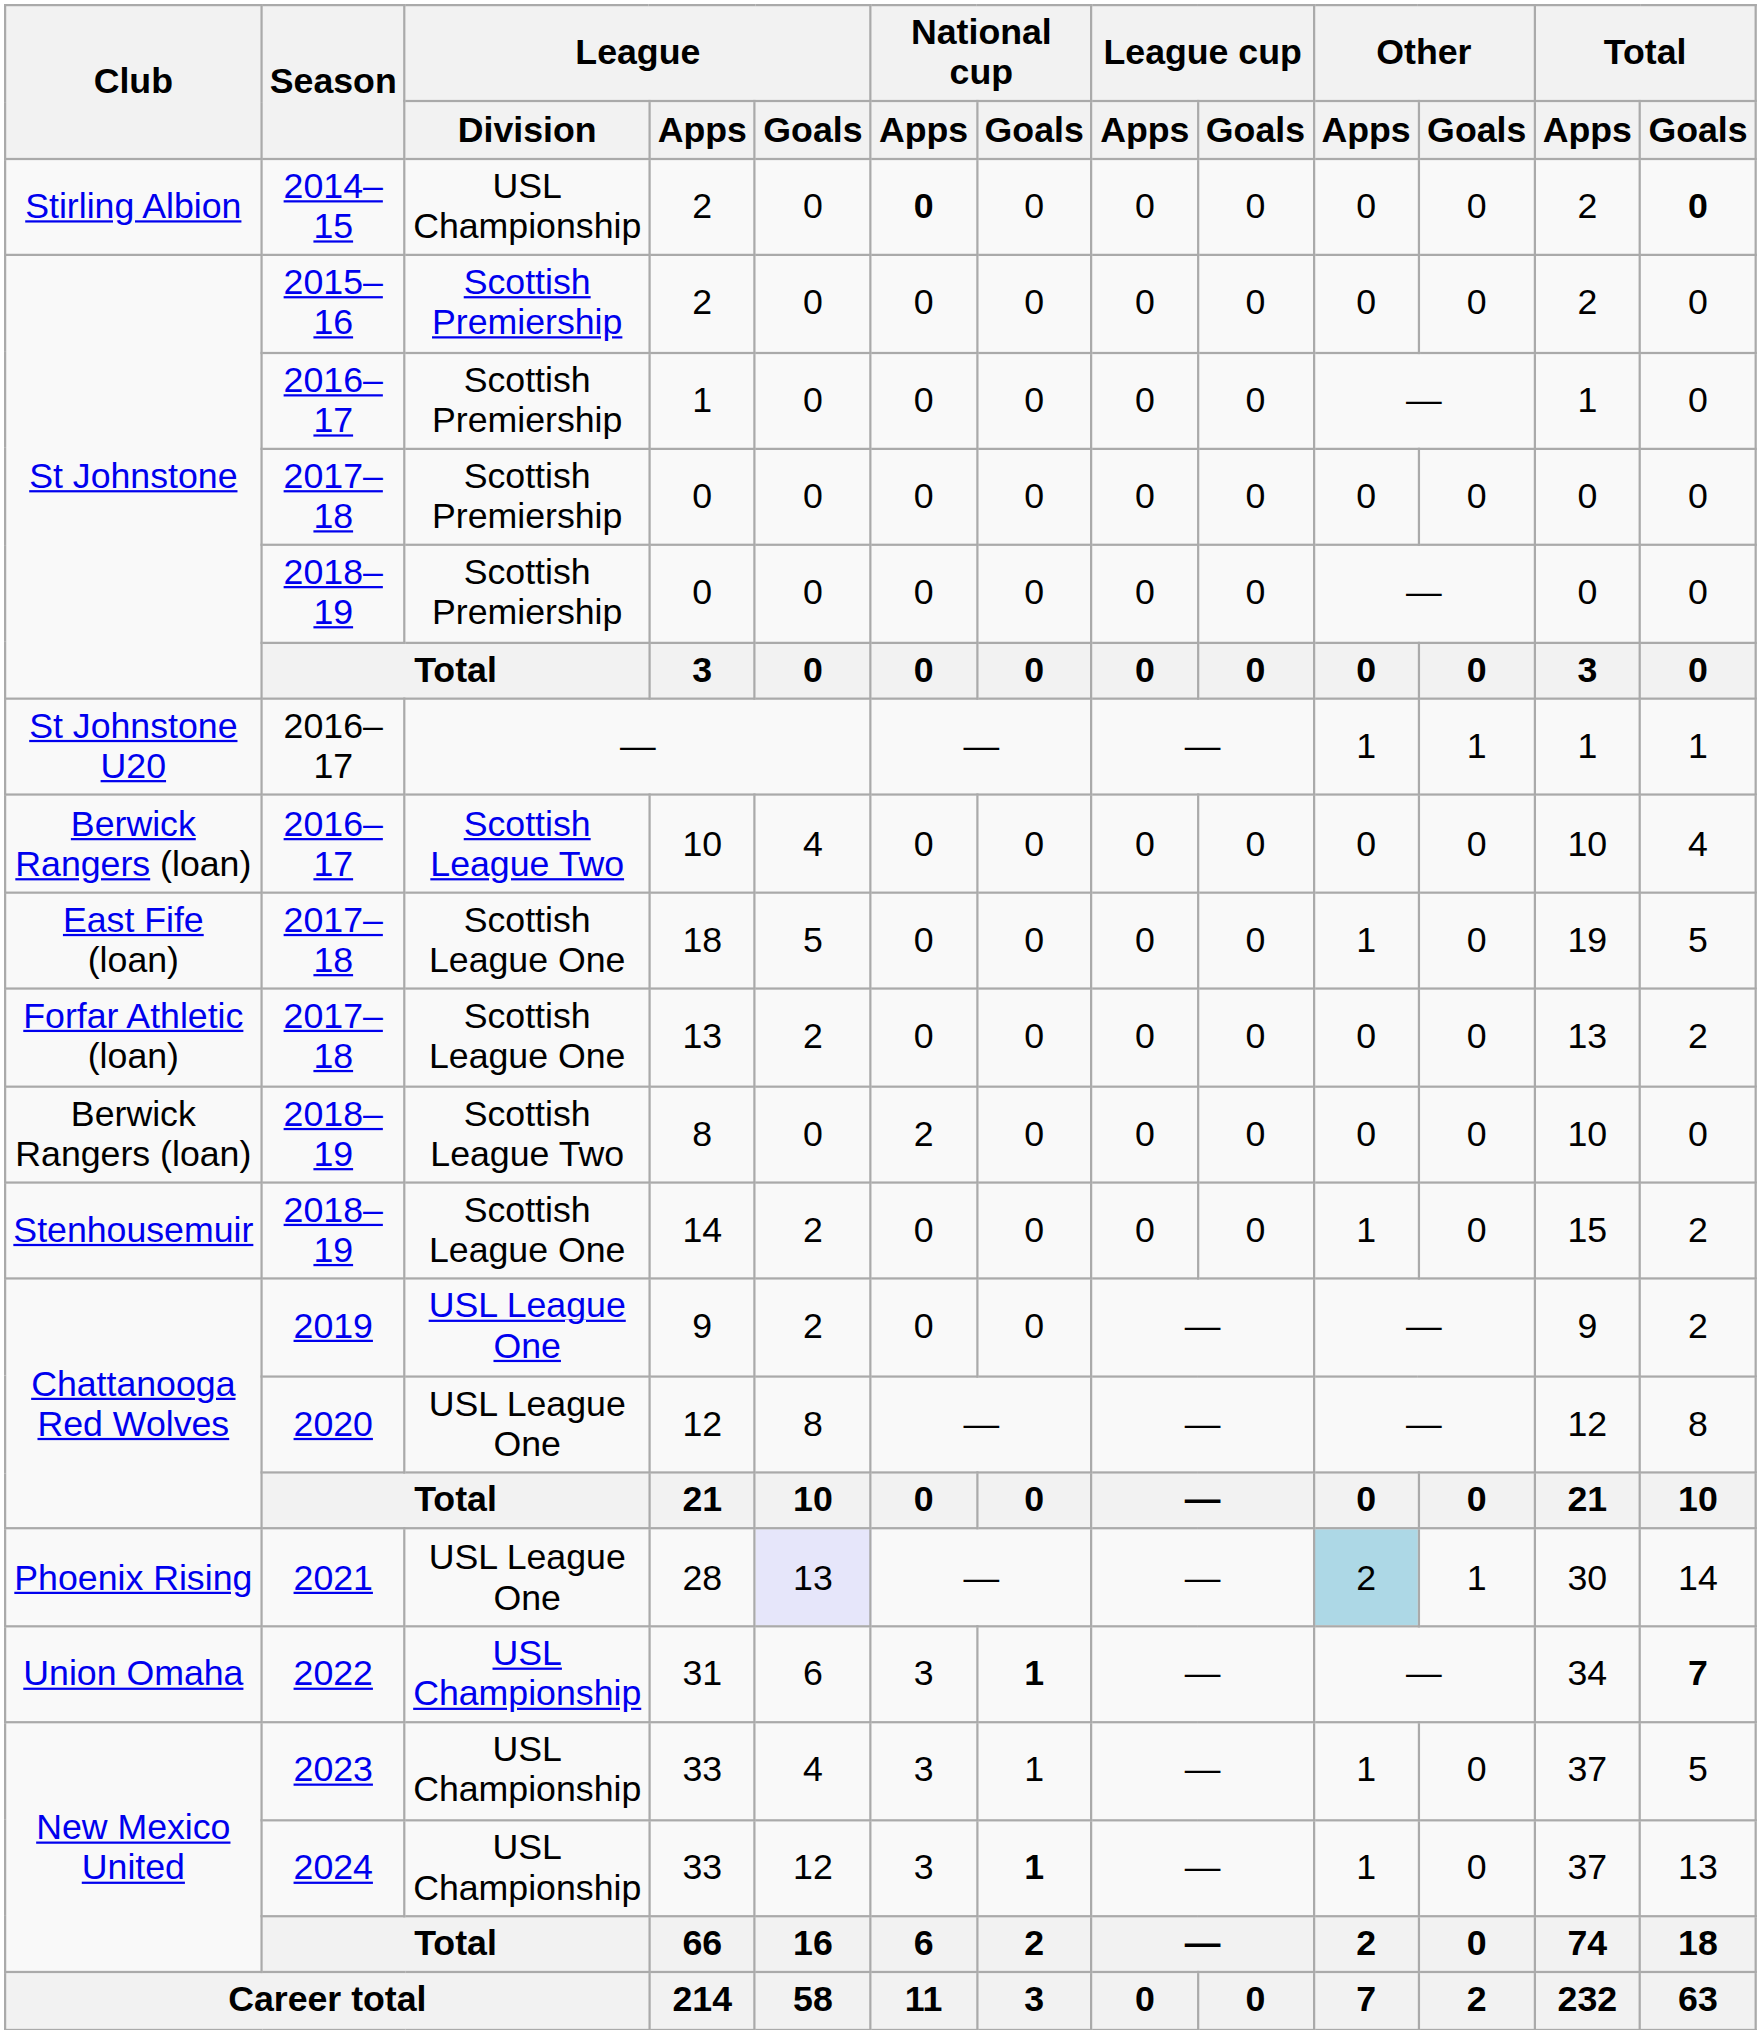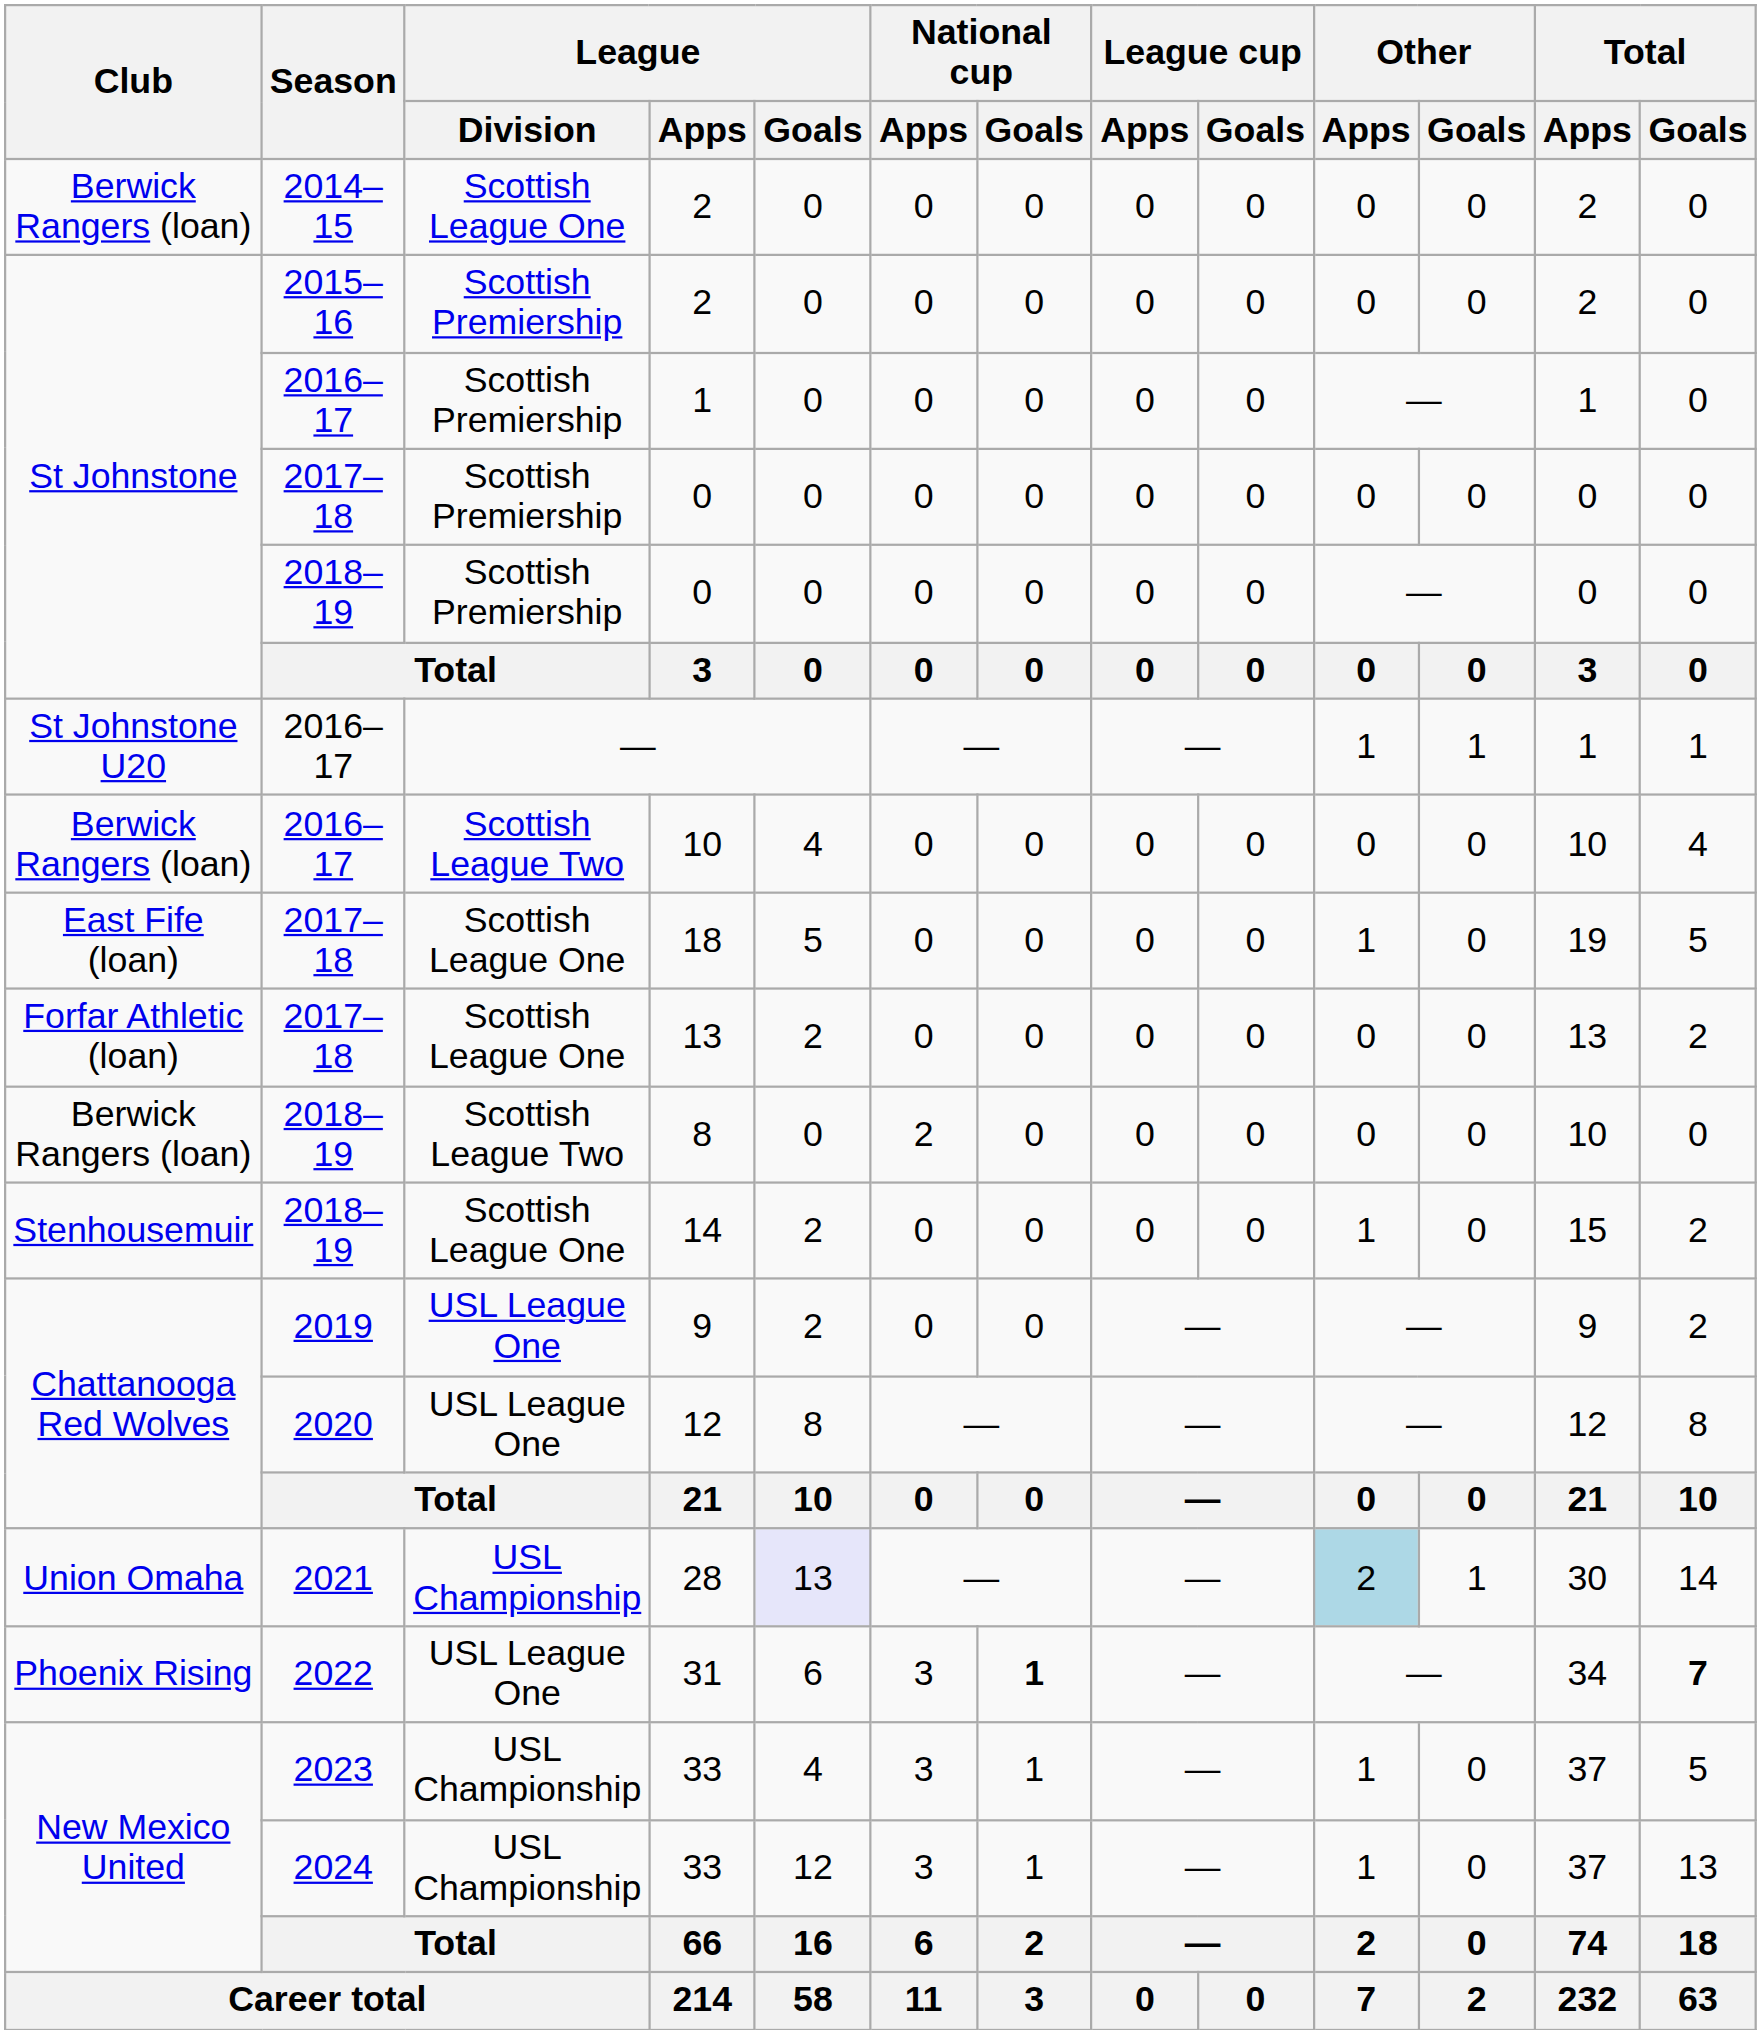(133, 206) Stirling Albion -> (133, 206) Berwick Rangers (loan)
(527, 206) USL Championship -> (527, 206) Scottish League One
(924, 206) bold -> (924, 206) normal
(1698, 206) bold -> (1698, 206) normal
(133, 1576) Phoenix Rising -> (133, 1576) Union Omaha
(527, 1576) USL League One -> (527, 1576) USL Championship
(133, 1673) Union Omaha -> (133, 1673) Phoenix Rising
(527, 1673) USL Championship -> (527, 1673) USL League One
(1034, 1866) bold -> (1034, 1866) normal
